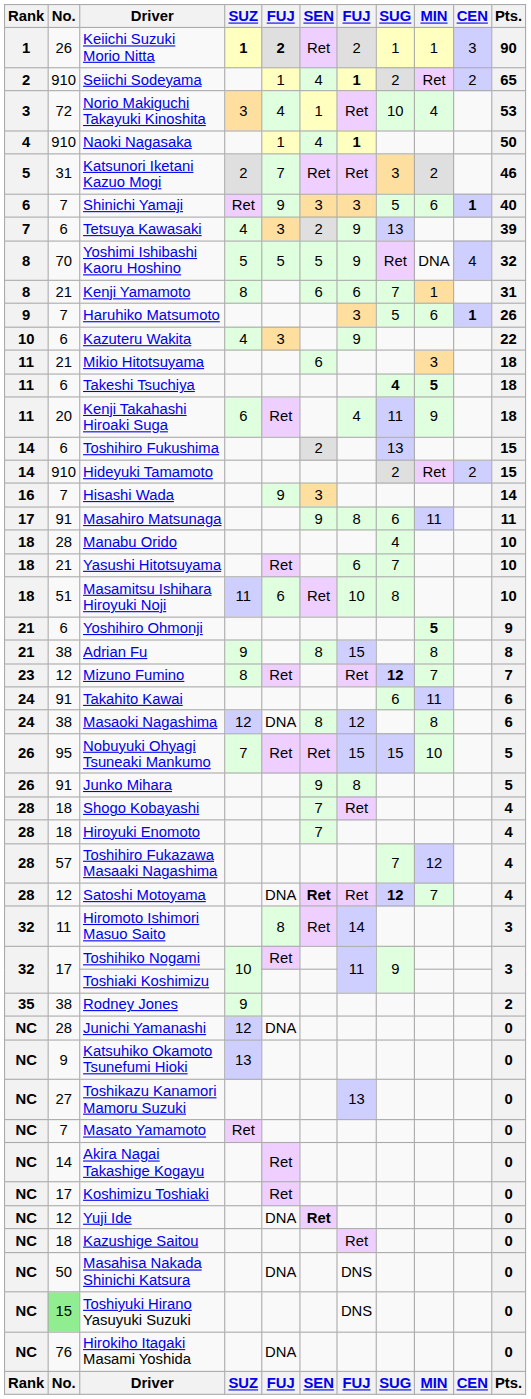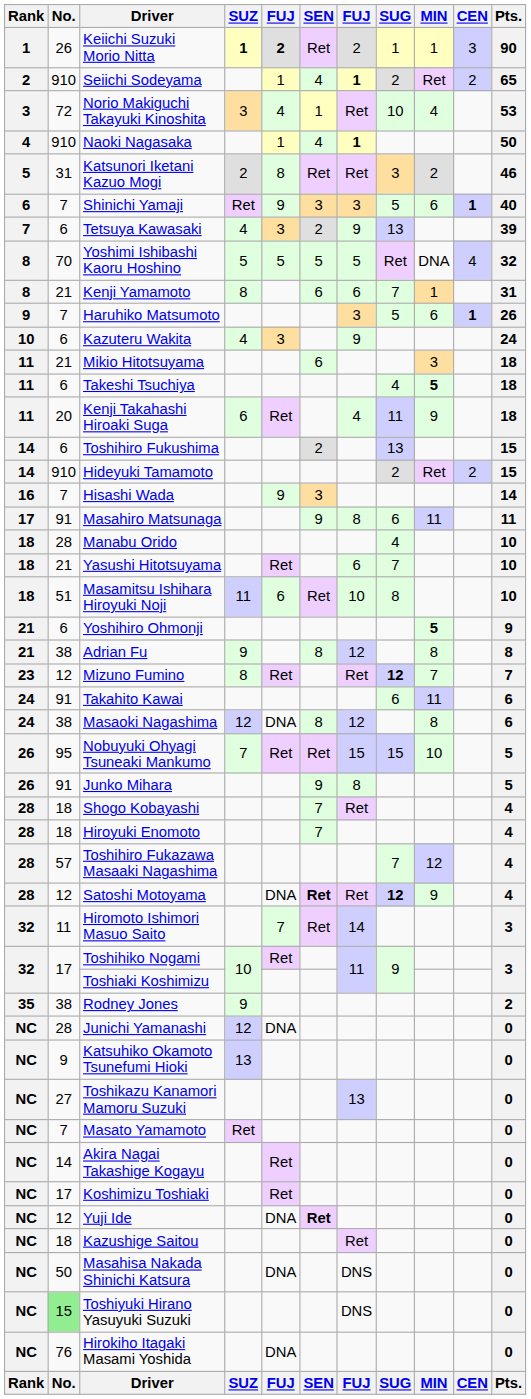(281, 174) 7 -> (281, 174) 8
(357, 260) 9 -> (357, 260) 5
(509, 338) 22 -> (509, 338) 24
(395, 385) bold -> (395, 385) normal
(357, 651) 15 -> (357, 651) 12
(434, 894) 7 -> (434, 894) 9
(281, 926) 8 -> (281, 926) 7
